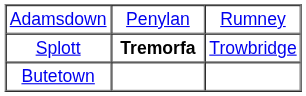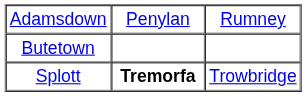rows swapped: (58, 47) <-> (58, 76)
